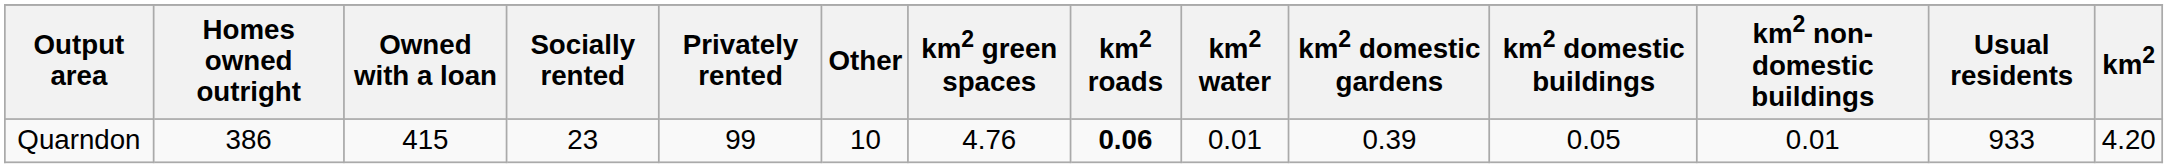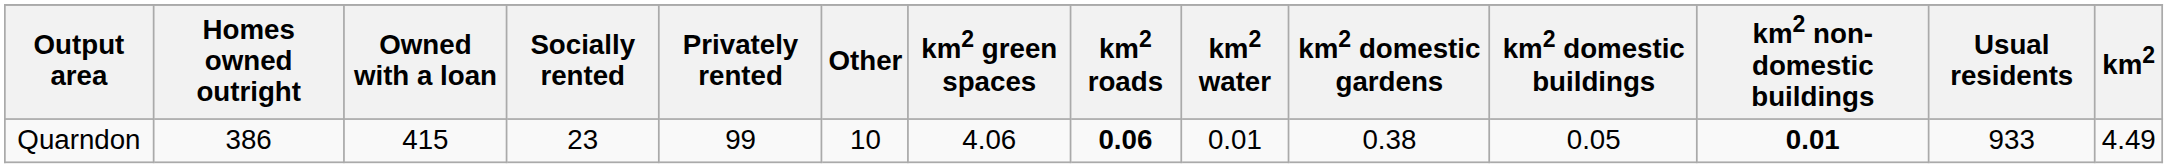(989, 140) 4.76 -> (989, 140) 4.06
(1389, 140) 0.39 -> (1389, 140) 0.38
(1813, 140) normal -> (1813, 140) bold
(2129, 140) 4.20 -> (2129, 140) 4.49
